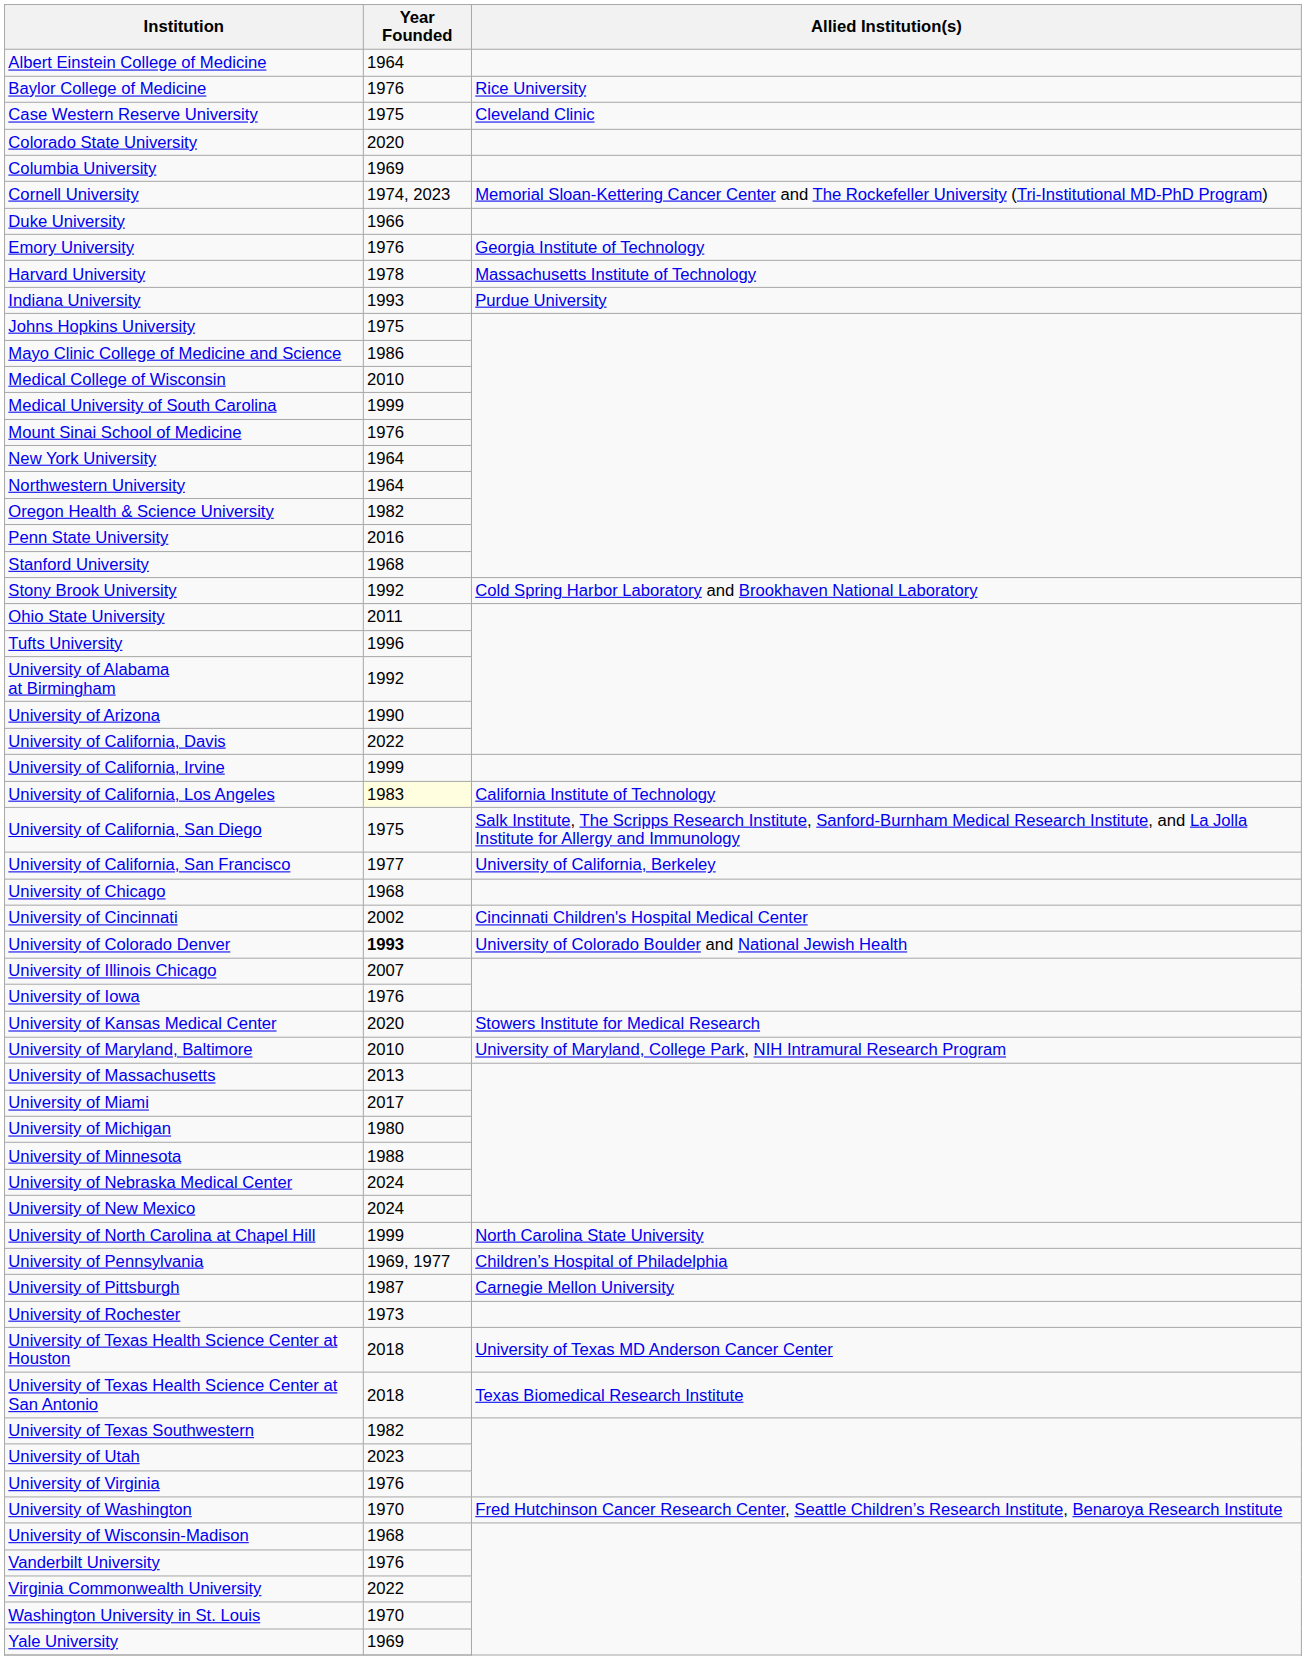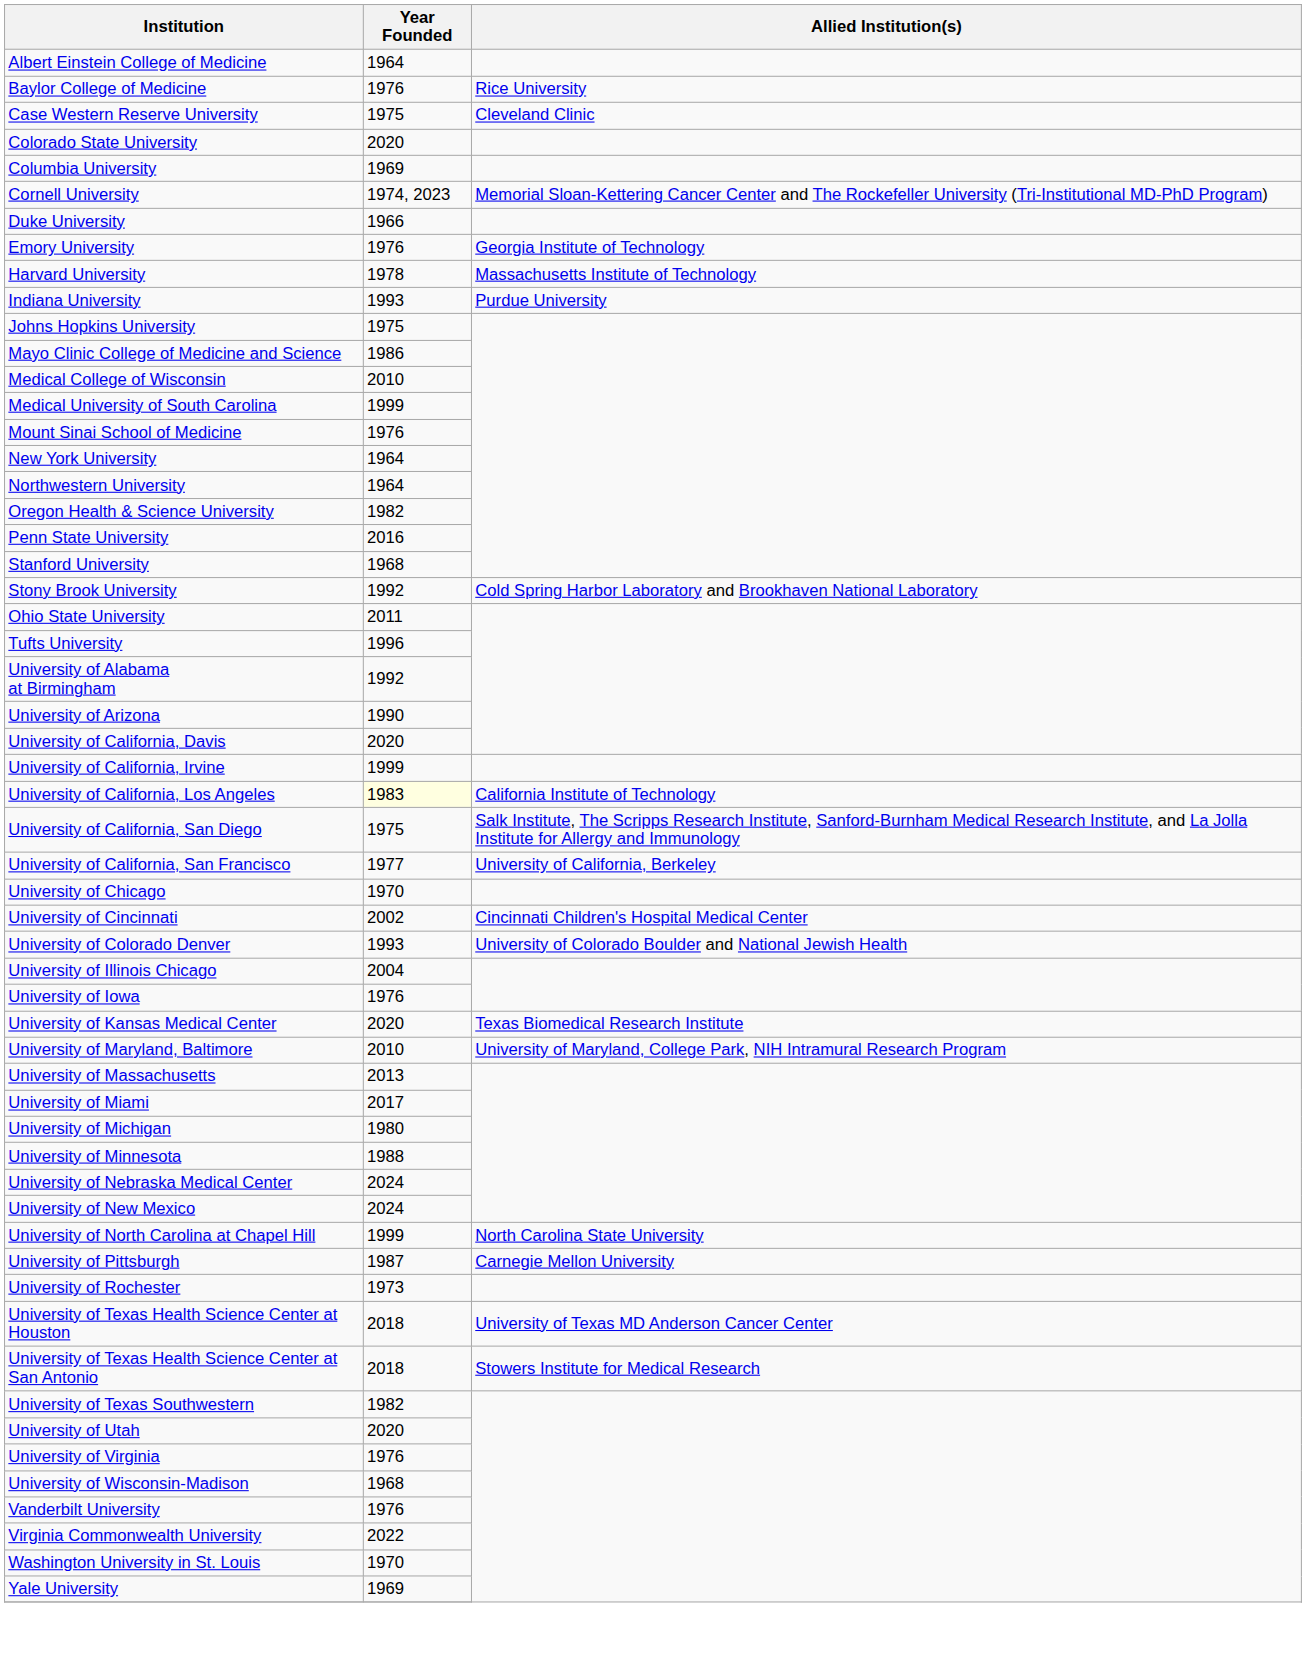(385, 741) 2022 -> (385, 741) 2020
(385, 891) 1968 -> (385, 891) 1970
(385, 944) bold -> (385, 944) normal
(385, 971) 2007 -> (385, 971) 2004
(618, 1023) Stowers Institute for Medical Research -> (609, 1023) Texas Biomedical Research Institute
- row: (106, 1261)
(609, 1395) Texas Biomedical Research Institute -> (618, 1368) Stowers Institute for Medical Research
(385, 1457) 2023 -> (385, 1430) 2020
- row: (100, 1509)
